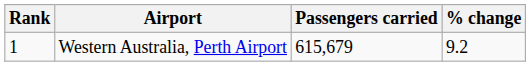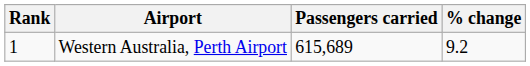(324, 46) 615,679 -> (324, 46) 615,689
